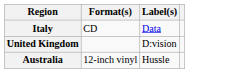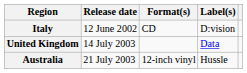+ column: (110, 12)
(151, 28) Data -> (218, 28) D:vision
(159, 44) D:vision -> (210, 44) Data
